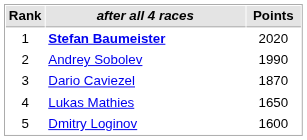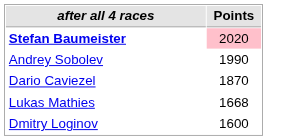- column: (25, 16)
(273, 38) no background -> (234, 38) pink background
(273, 102) 1650 -> (234, 102) 1668
